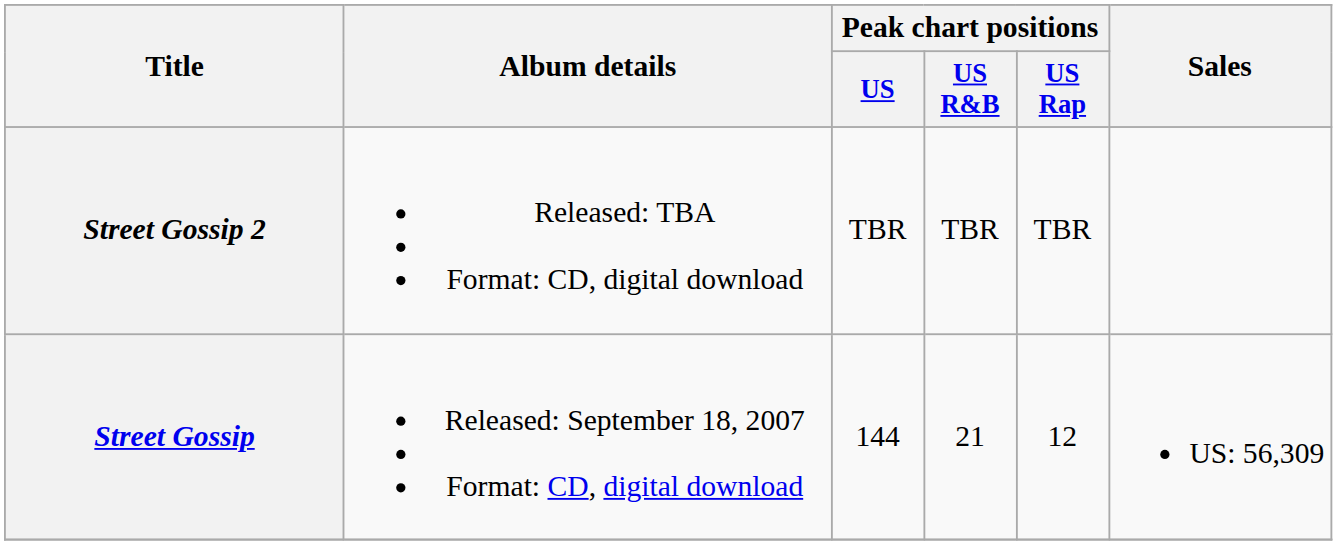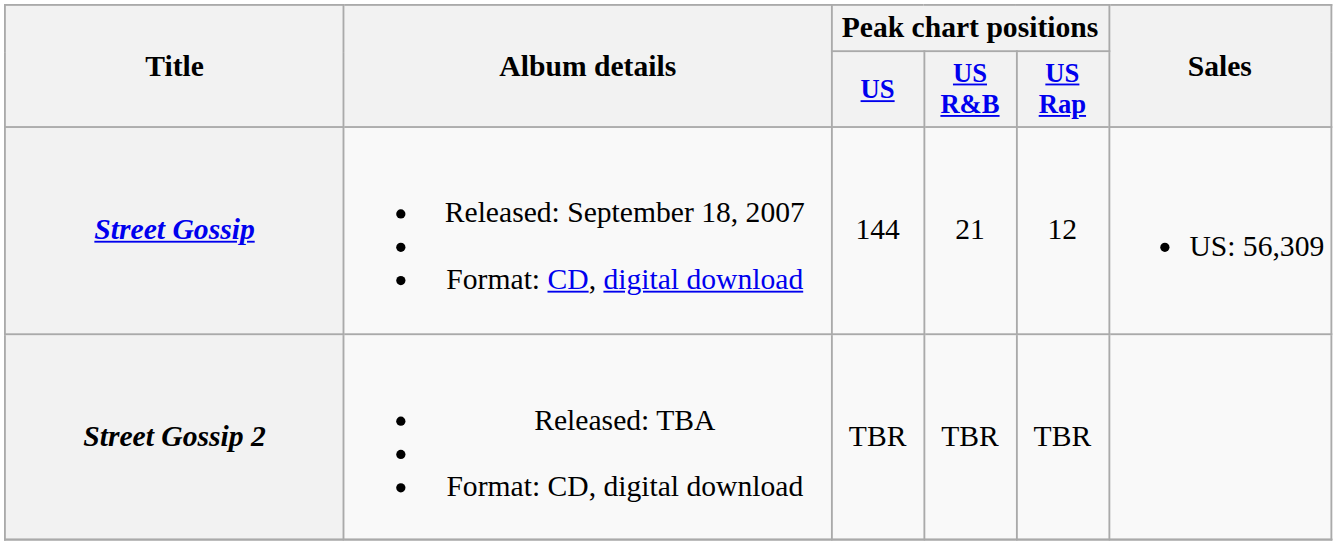rows swapped: (175, 435) <-> (175, 229)
